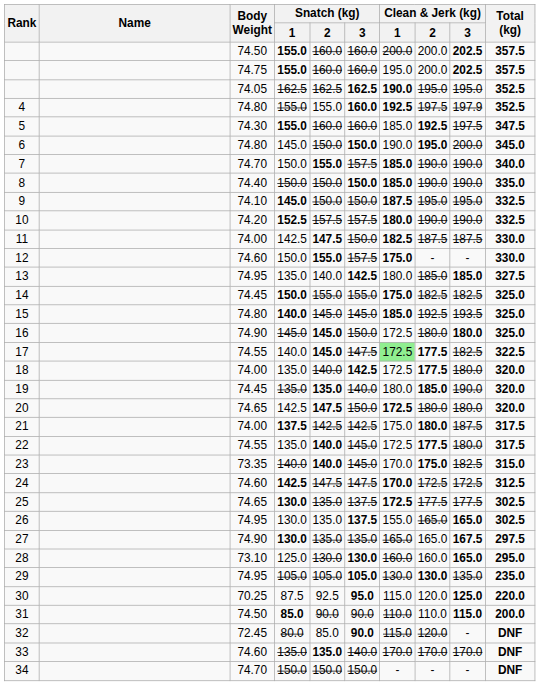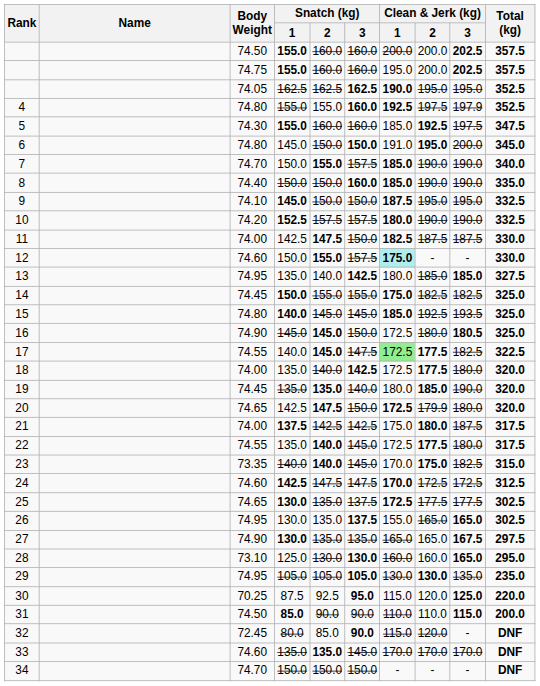(397, 145) 190.0 -> (397, 145) 191.0
(362, 182) 150.0 -> (362, 182) 160.0
(397, 257) no background -> (397, 257) paleturquoise background
(468, 333) 180.0 -> (468, 333) 180.5
(433, 408) 180.0 -> (433, 408) 179.9
(362, 652) 140.0 -> (362, 652) 145.0
